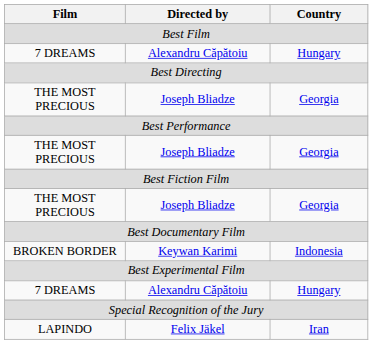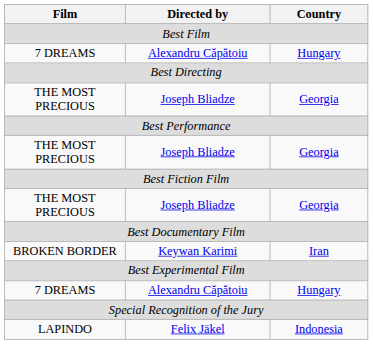(319, 251) Indonesia -> (319, 251) Iran
(319, 329) Iran -> (319, 329) Indonesia
